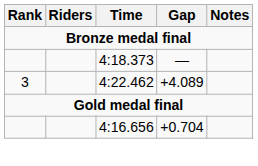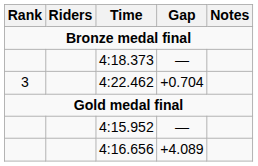(182, 82) +4.089 -> (182, 82) +0.704
+ row: (126, 127)
(182, 127) +0.704 -> (182, 149) +4.089
